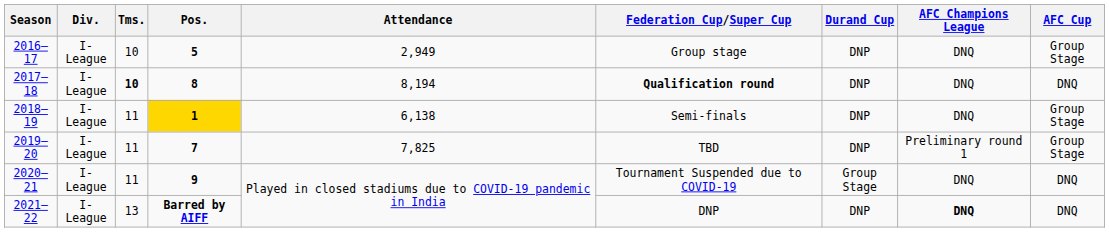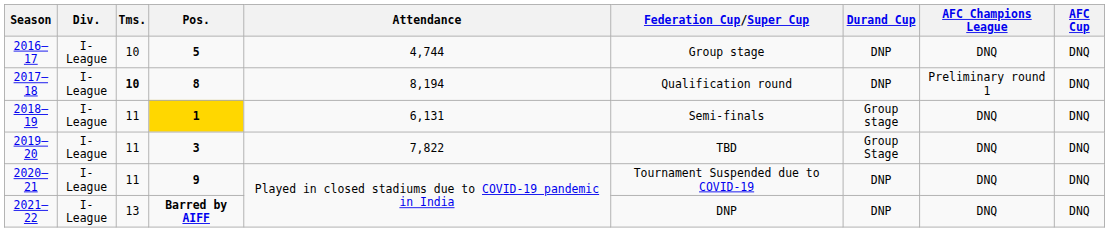(418, 52) 2,949 -> (427, 52) 4,744
(1067, 52) Group Stage -> (1079, 52) DNQ
(709, 84) bold -> (727, 84) normal
(964, 84) DNQ -> (987, 84) Preliminary round 1
(418, 116) 6,138 -> (427, 116) 6,131
(860, 116) DNP -> (881, 116) Group stage
(1067, 116) Group Stage -> (1079, 116) DNQ
(194, 148) 7 -> (196, 148) 3
(418, 148) 7,825 -> (427, 148) 7,822
(860, 148) DNP -> (881, 148) Group Stage
(964, 148) Preliminary round 1 -> (987, 148) DNQ
(1067, 148) Group Stage -> (1079, 148) DNQ
(860, 180) Group Stage -> (881, 180) DNP
(964, 211) bold -> (987, 211) normal
